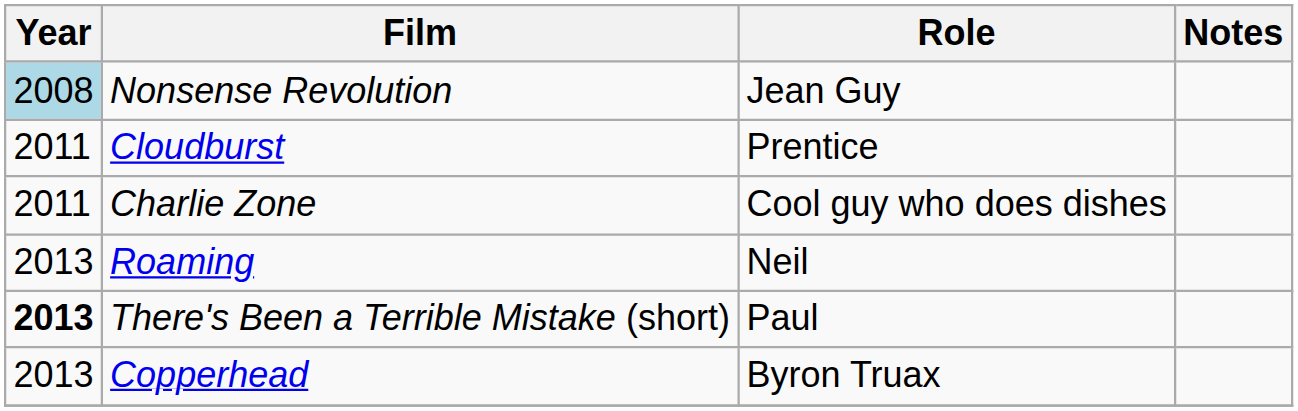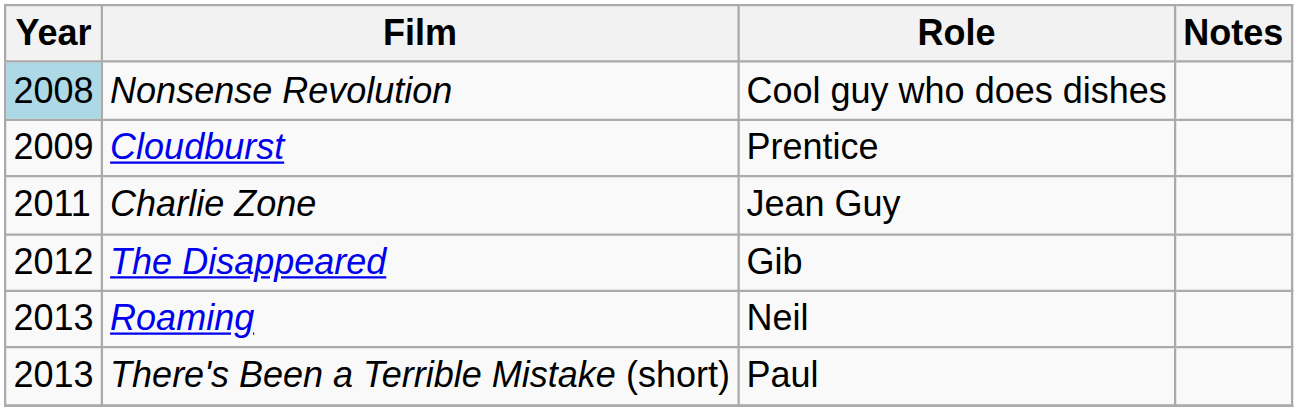(824, 90) Jean Guy -> (957, 90) Cool guy who does dishes
(52, 147) 2011 -> (53, 147) 2009
(957, 204) Cool guy who does dishes -> (824, 204) Jean Guy
+ row: (248, 261)
(53, 318) bold -> (53, 375) normal
- row: (209, 375)
